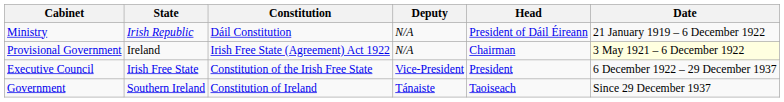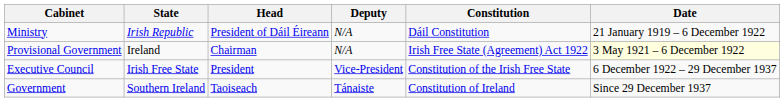columns swapped: (529, 13) <-> (300, 13)
